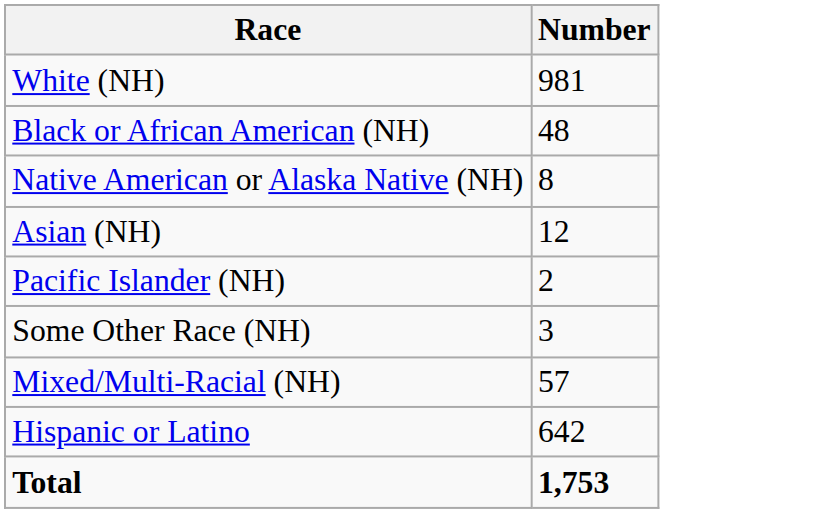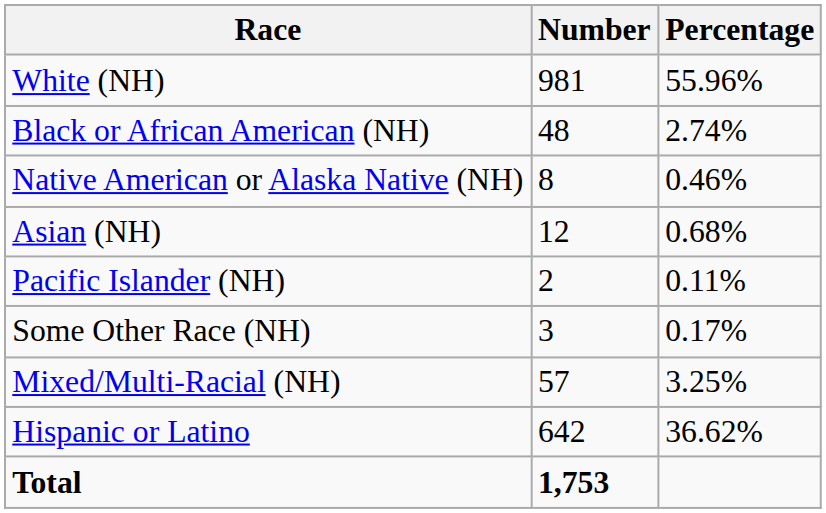+ column: (740, 29)
